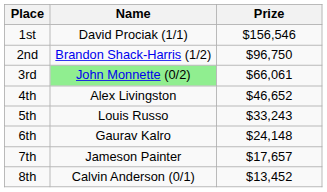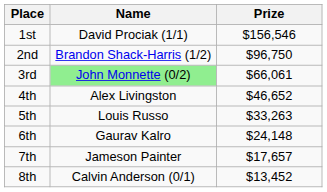(269, 116) $33,243 -> (269, 116) $33,263
